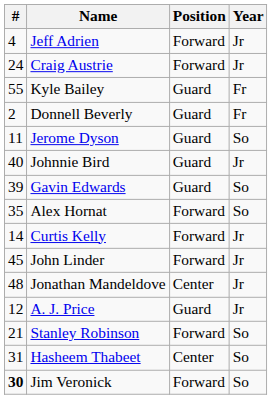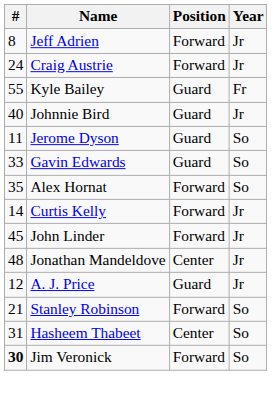(12, 41) 4 -> (12, 41) 8
- row: (81, 114)
rows swapped: (70, 162) <-> (75, 138)
(16, 187) 39 -> (16, 162) 33
